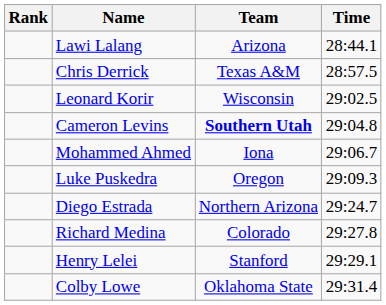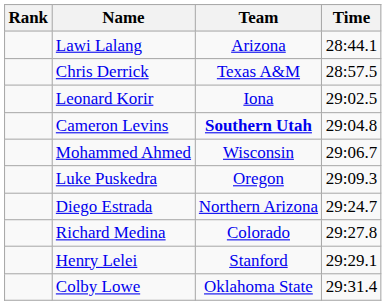(258, 98) Wisconsin -> (258, 98) Iona
(258, 152) Iona -> (258, 152) Wisconsin
